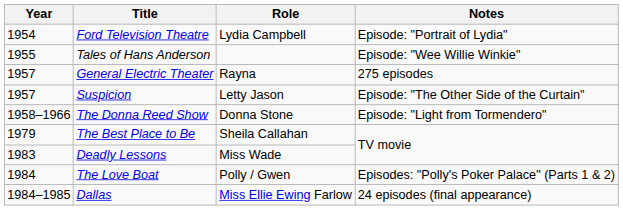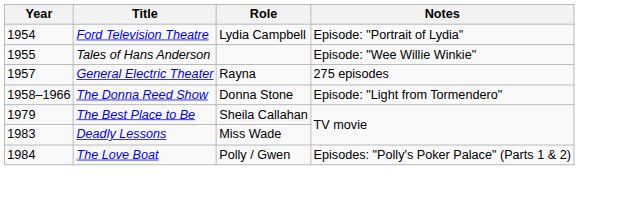- row: (104, 94)
- row: (94, 194)
